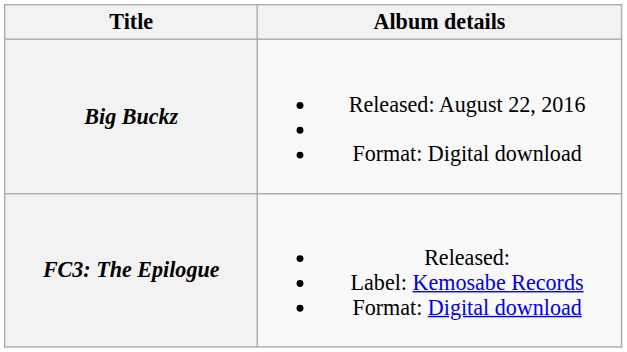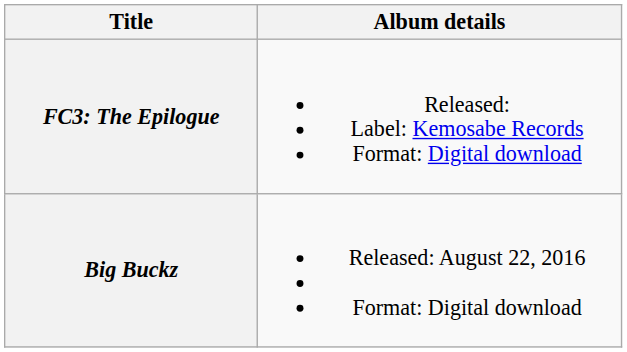rows swapped: (131, 116) <-> (131, 270)
